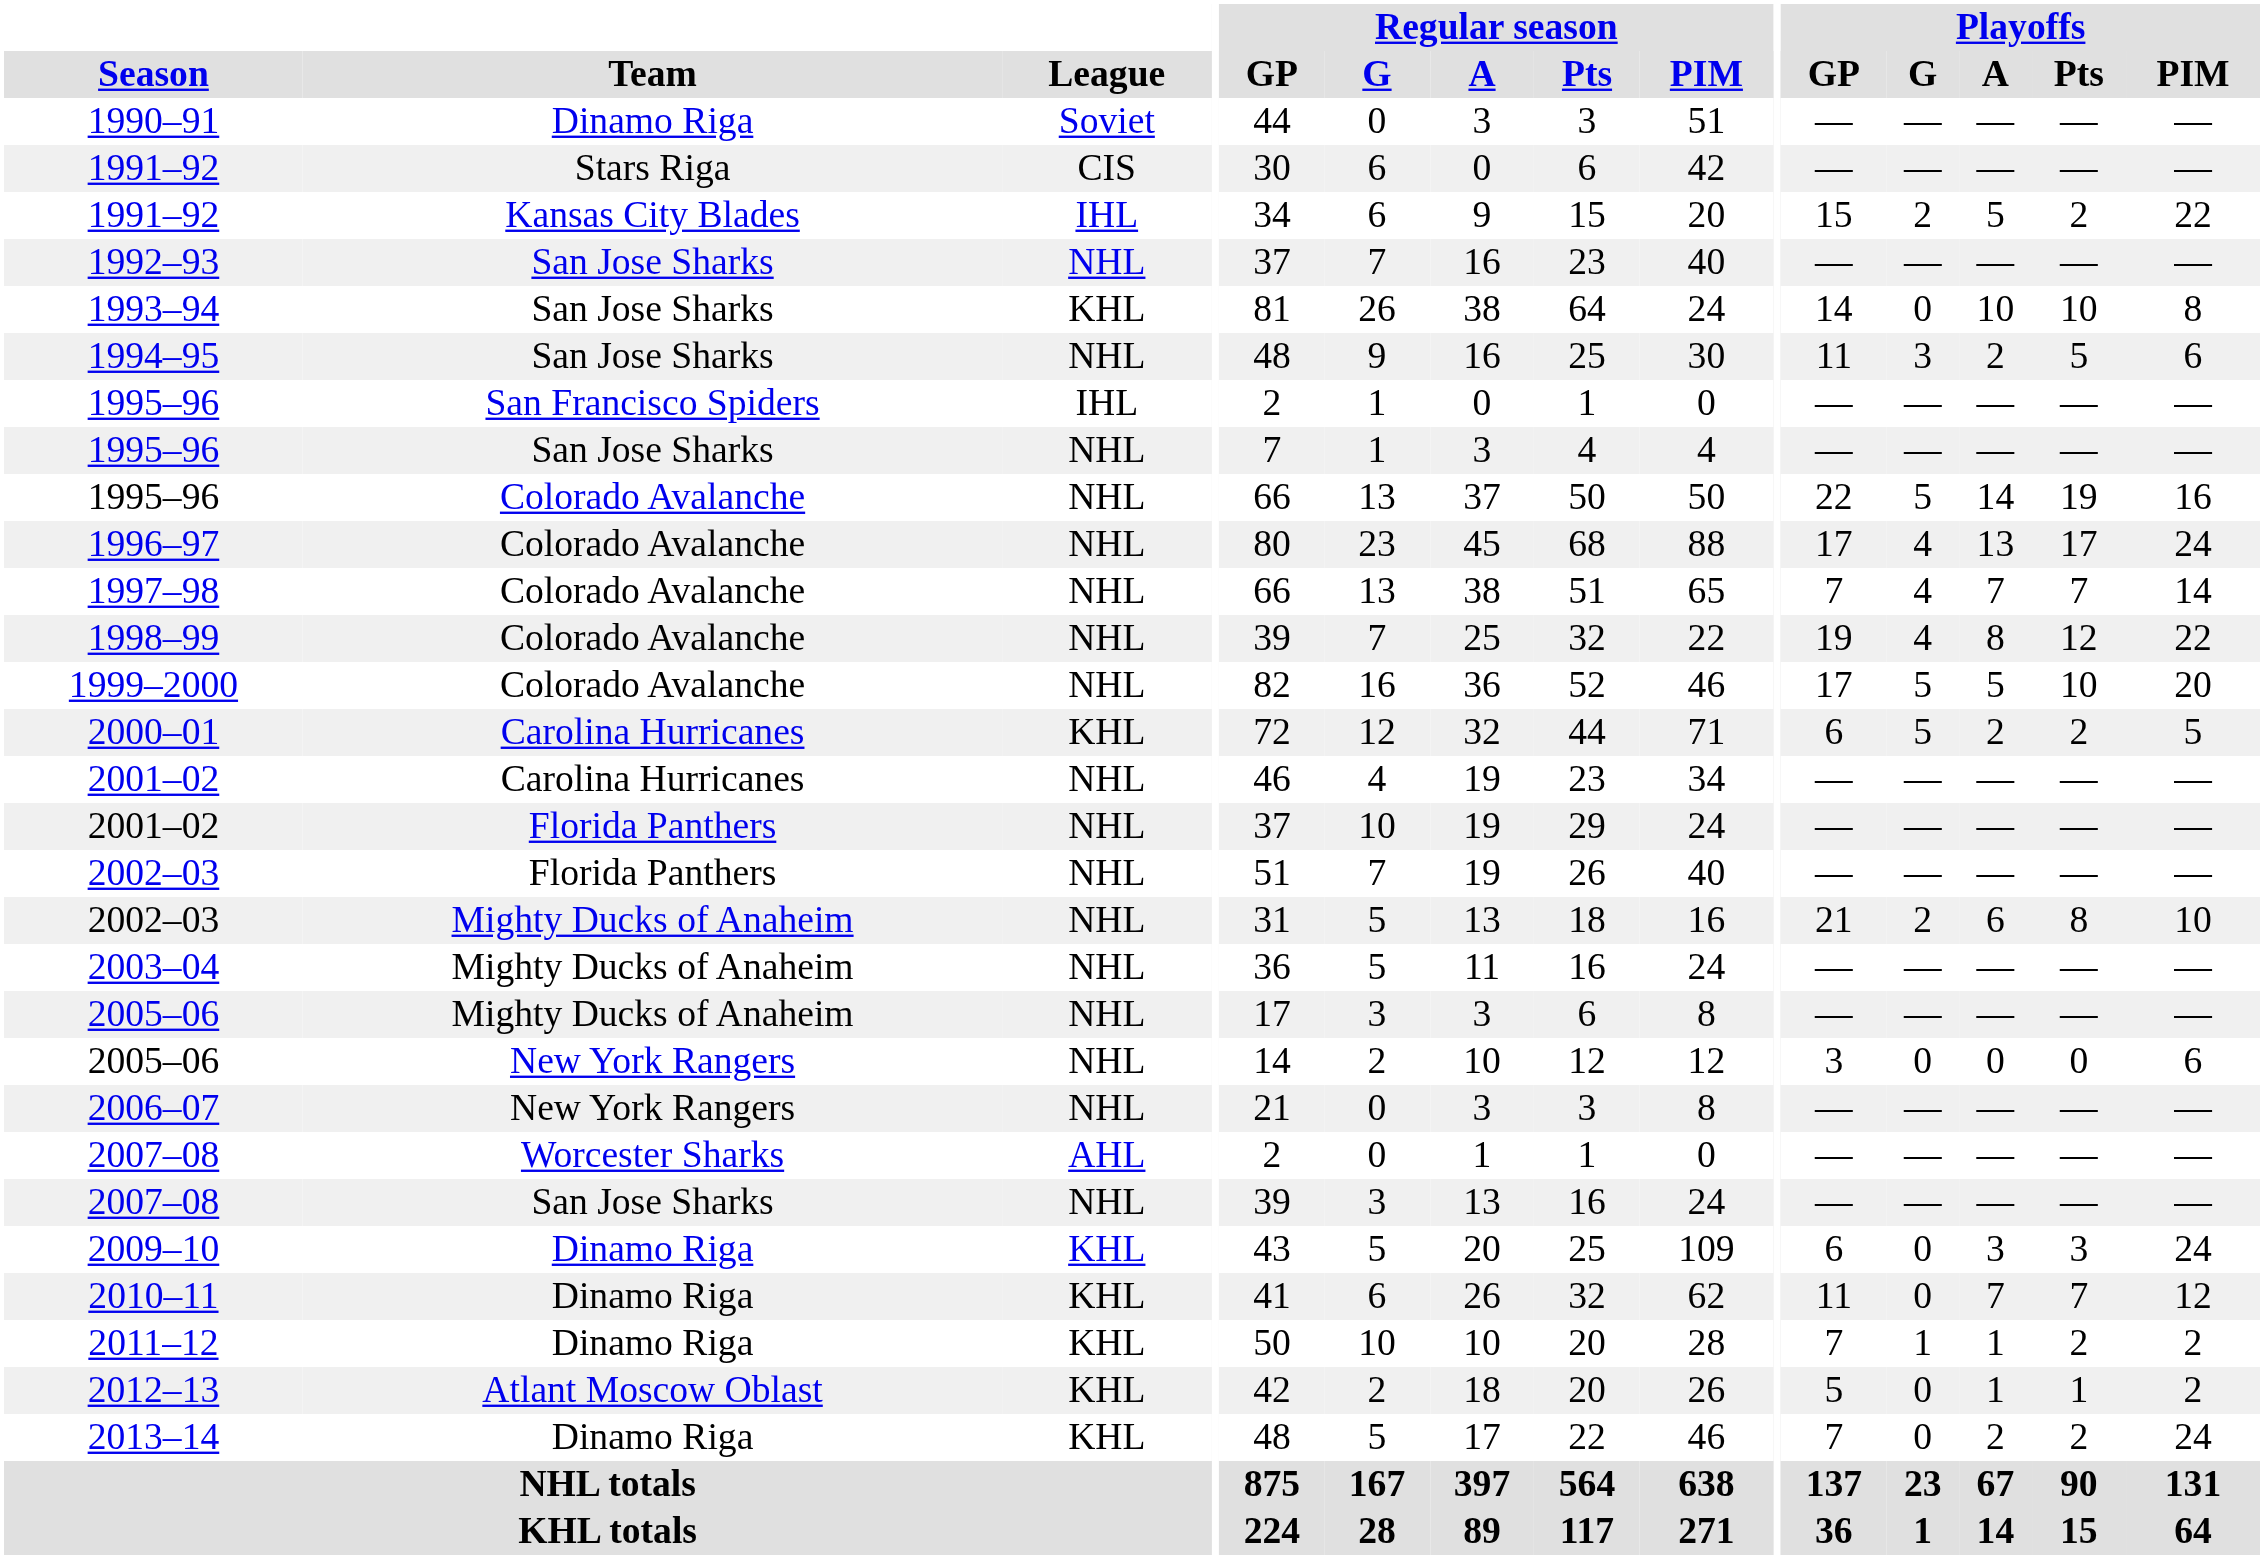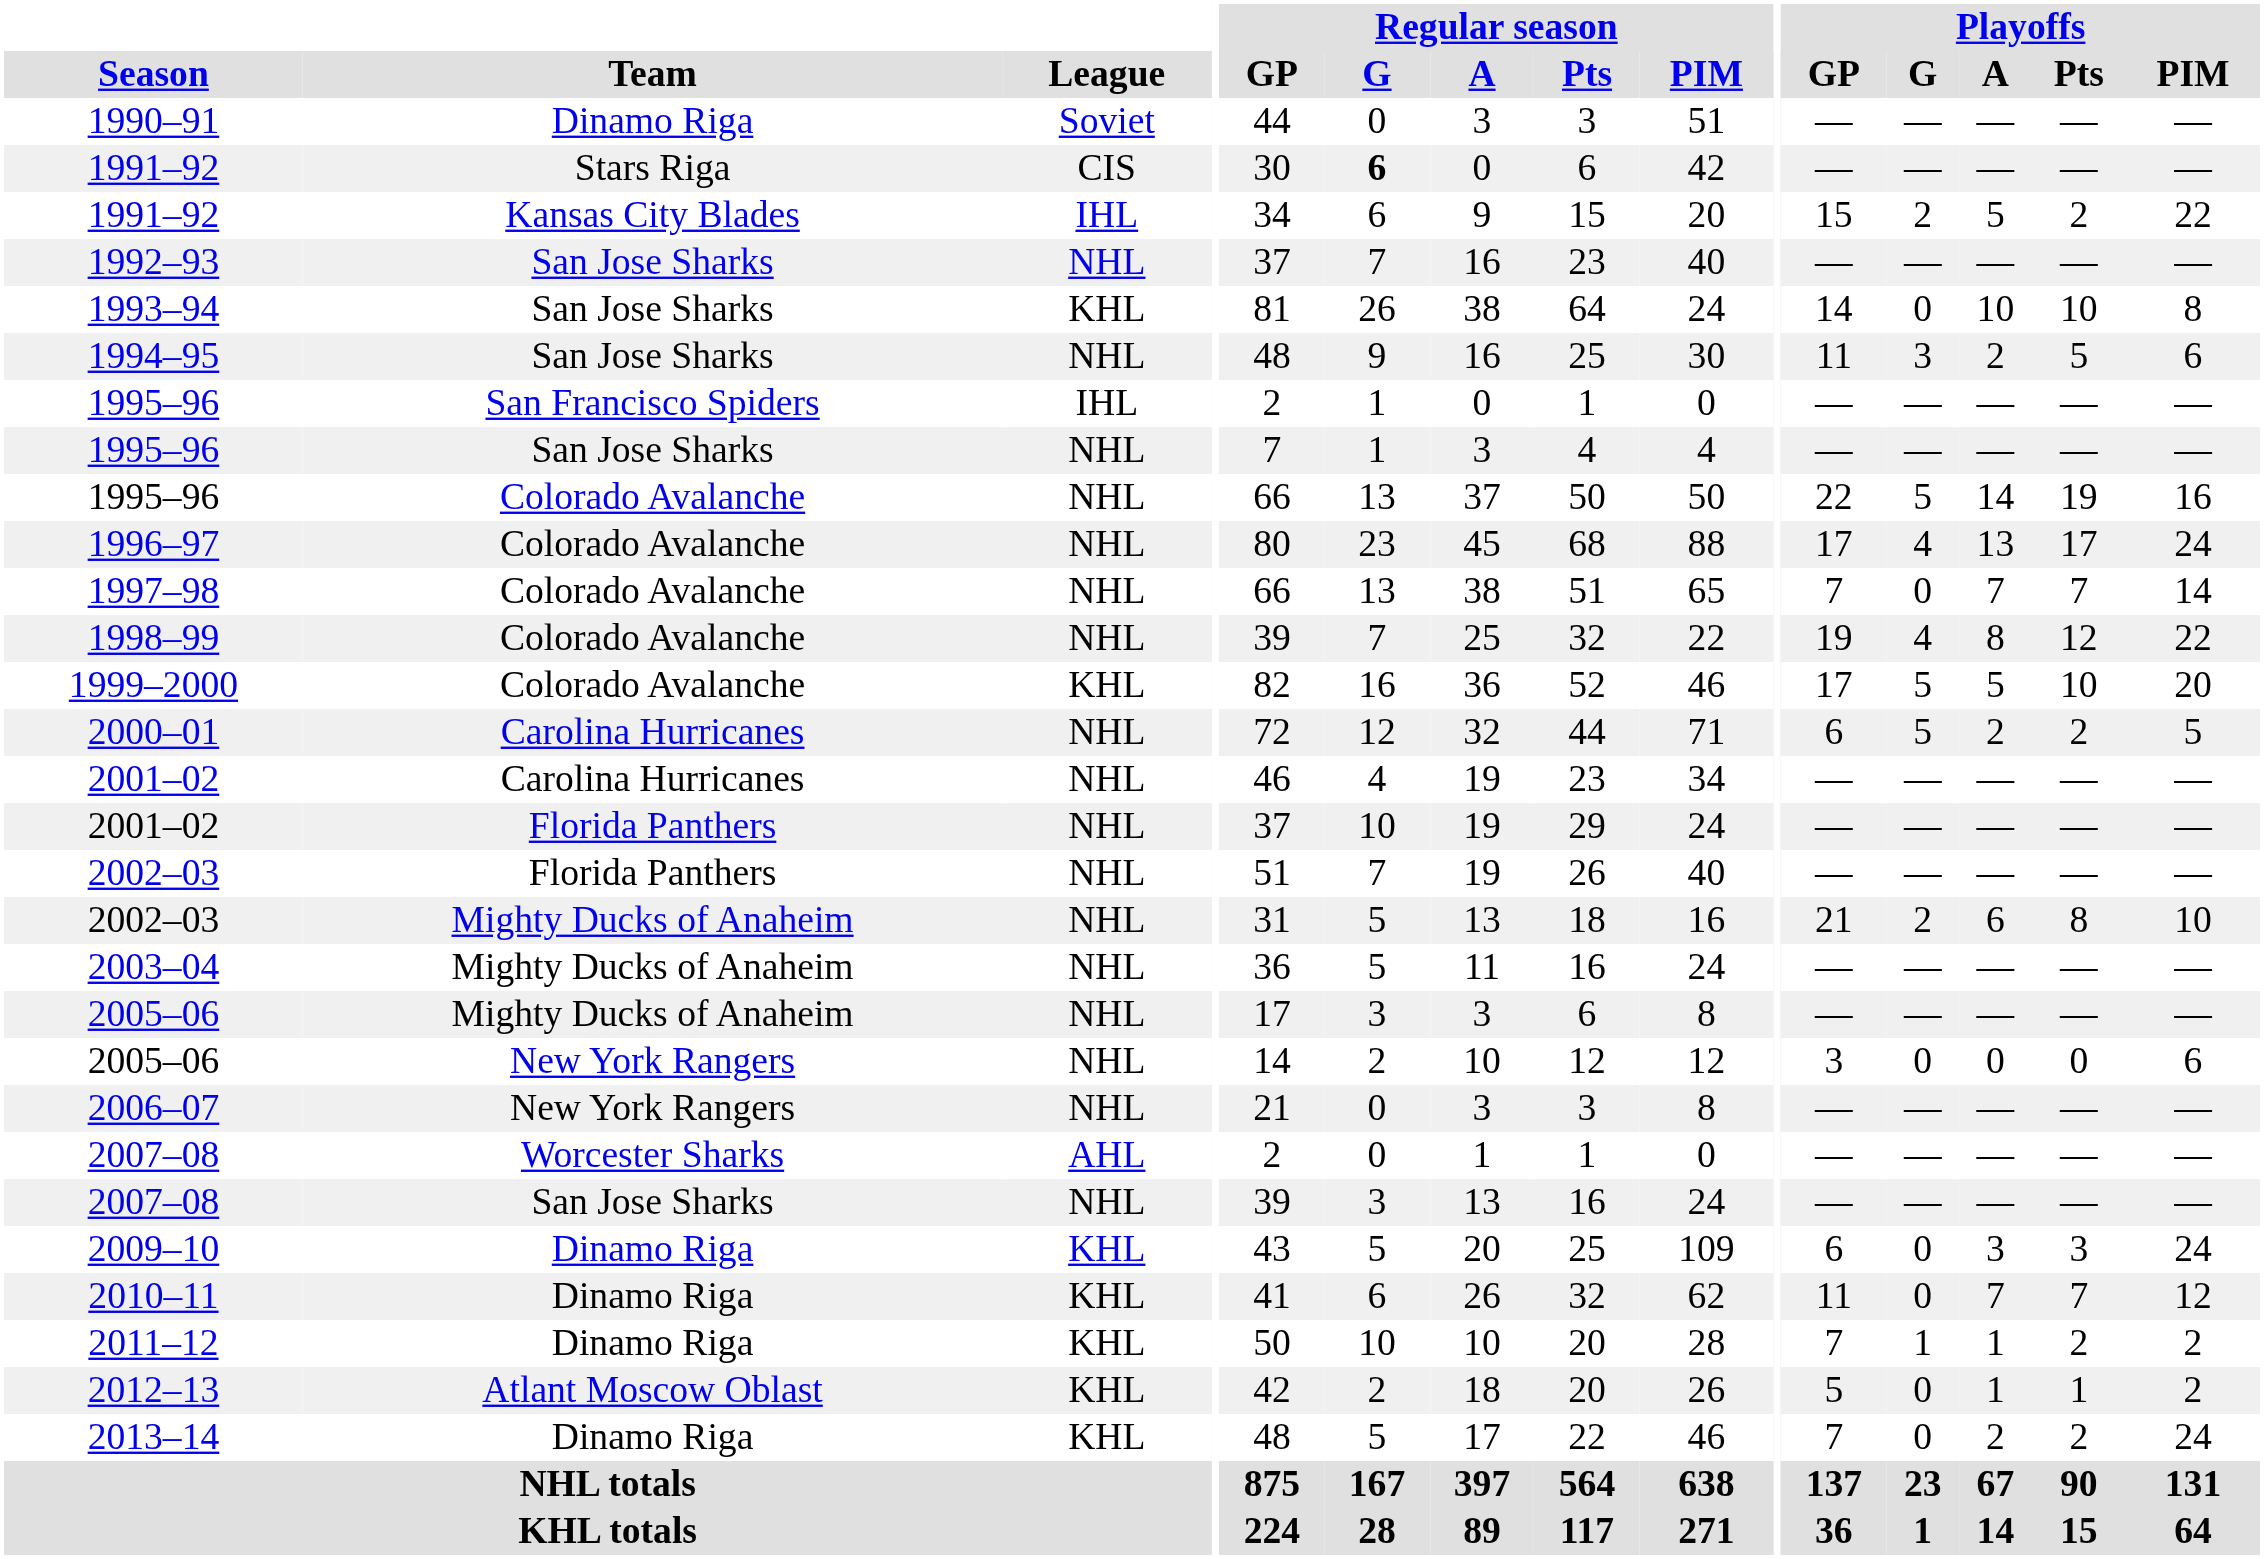(1377, 167) normal -> (1377, 167) bold
(1923, 590) 4 -> (1923, 590) 0
(1107, 684) NHL -> (1107, 684) KHL
(1107, 731) KHL -> (1107, 731) NHL
